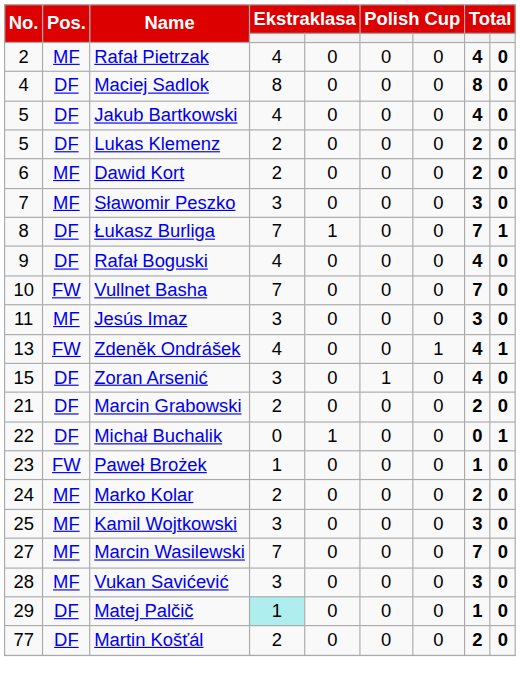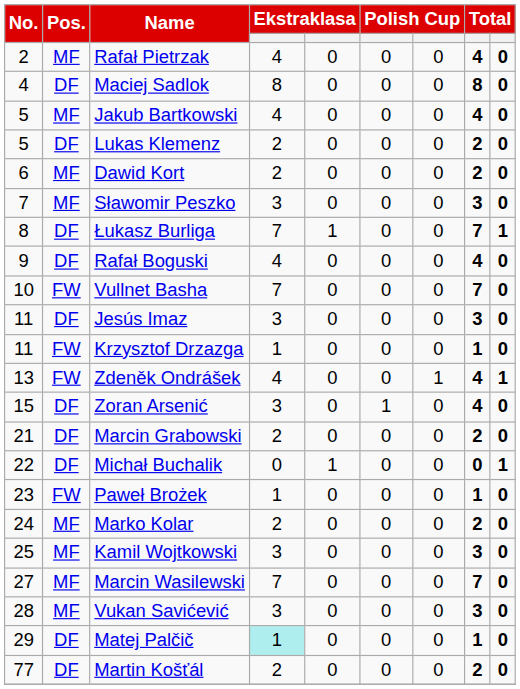(66, 115) DF -> (66, 115) MF
(66, 319) MF -> (66, 319) DF
+ row: (169, 348)
